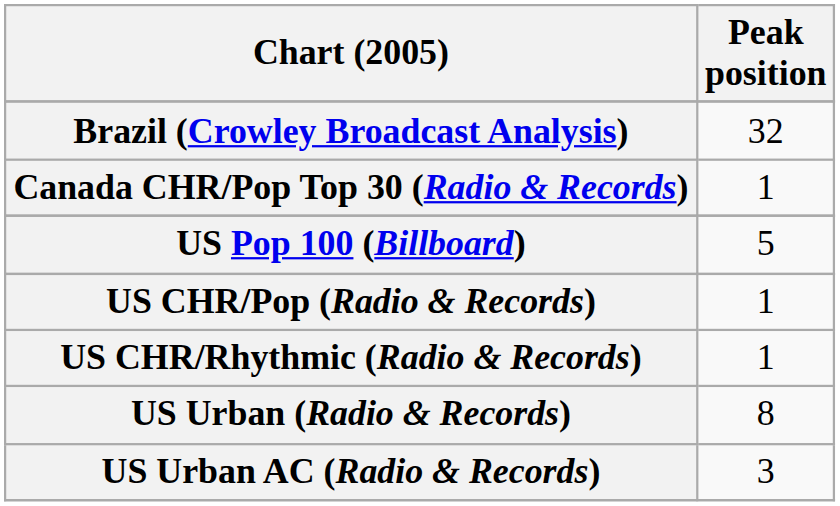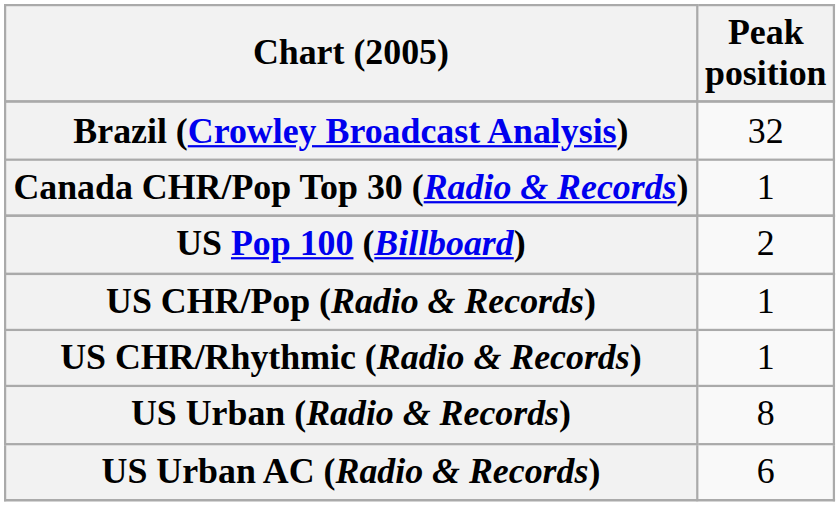(766, 243) 5 -> (766, 243) 2
(766, 471) 3 -> (766, 471) 6
